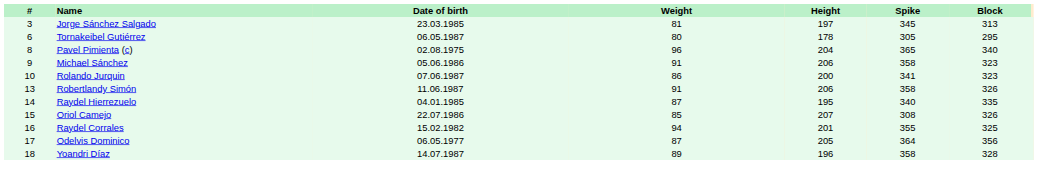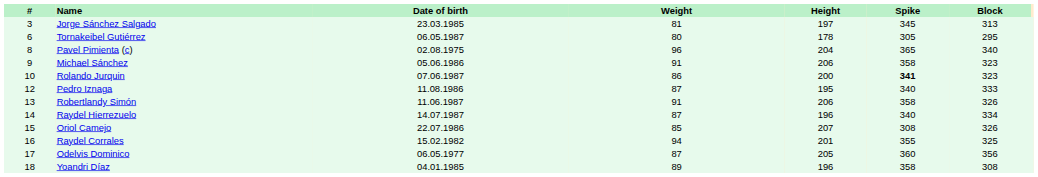(908, 75) normal -> (908, 75) bold
+ row: (84, 88)
(440, 101) 04.01.1985 -> (440, 114) 14.07.1987
(825, 101) 195 -> (825, 114) 196
(990, 101) 335 -> (990, 114) 334
(908, 140) 364 -> (908, 153) 360
(440, 153) 14.07.1987 -> (440, 166) 04.01.1985
(990, 153) 328 -> (990, 166) 308
